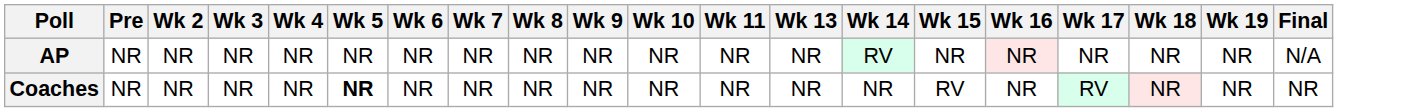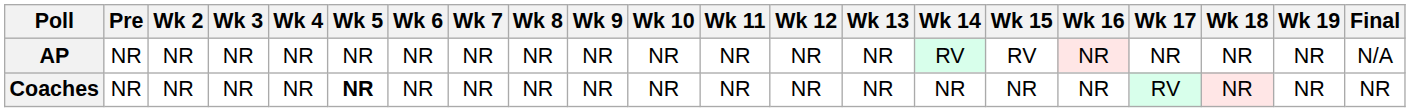+ column: (806, 21)
(950, 55) NR -> (1022, 55) RV
(950, 89) RV -> (1022, 89) NR
